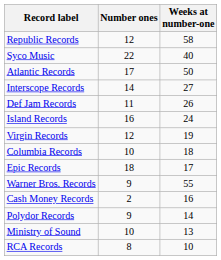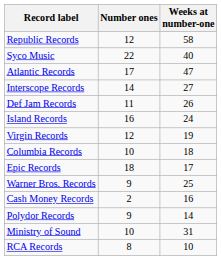(188, 71) 50 -> (188, 71) 47
(188, 183) 55 -> (188, 183) 25
(188, 231) 13 -> (188, 231) 31
